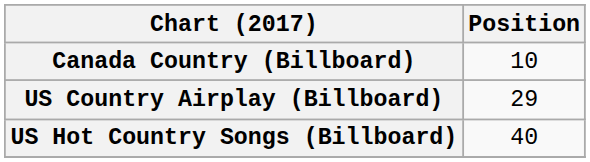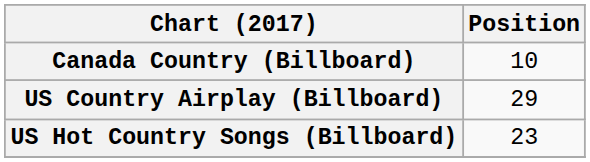(524, 138) 40 -> (524, 138) 23
